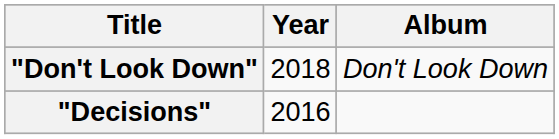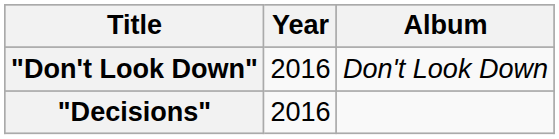(300, 68) 2018 -> (300, 68) 2016
